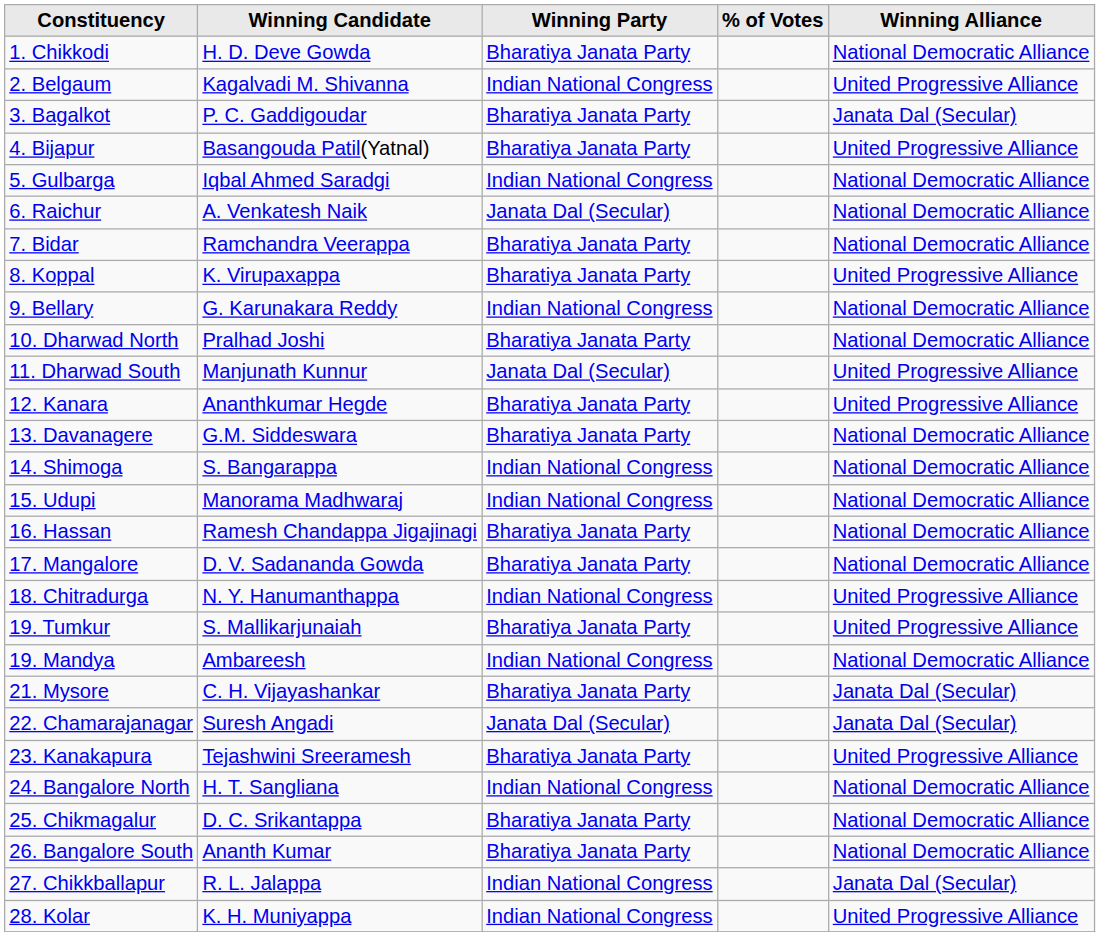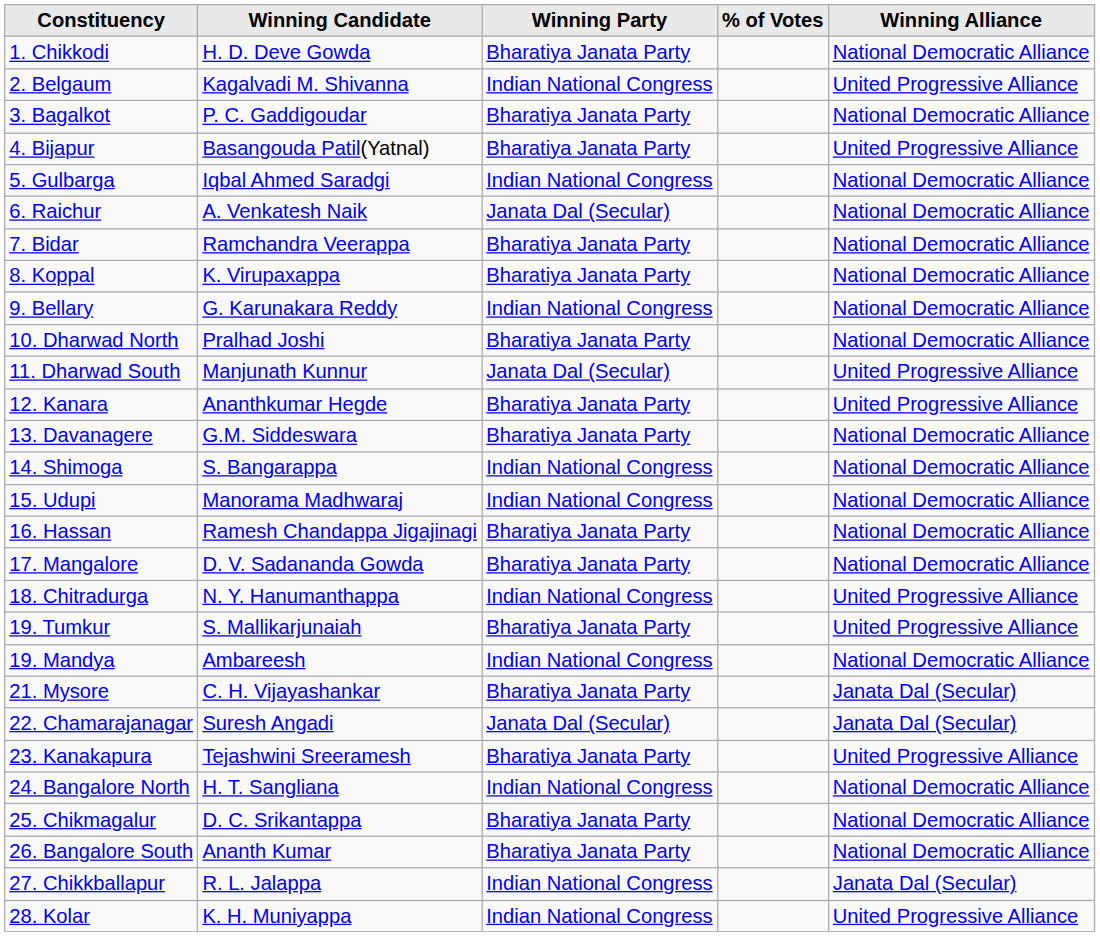(925, 116) Janata Dal (Secular) -> (961, 116) National Democratic Alliance
(956, 276) United Progressive Alliance -> (961, 276) National Democratic Alliance
